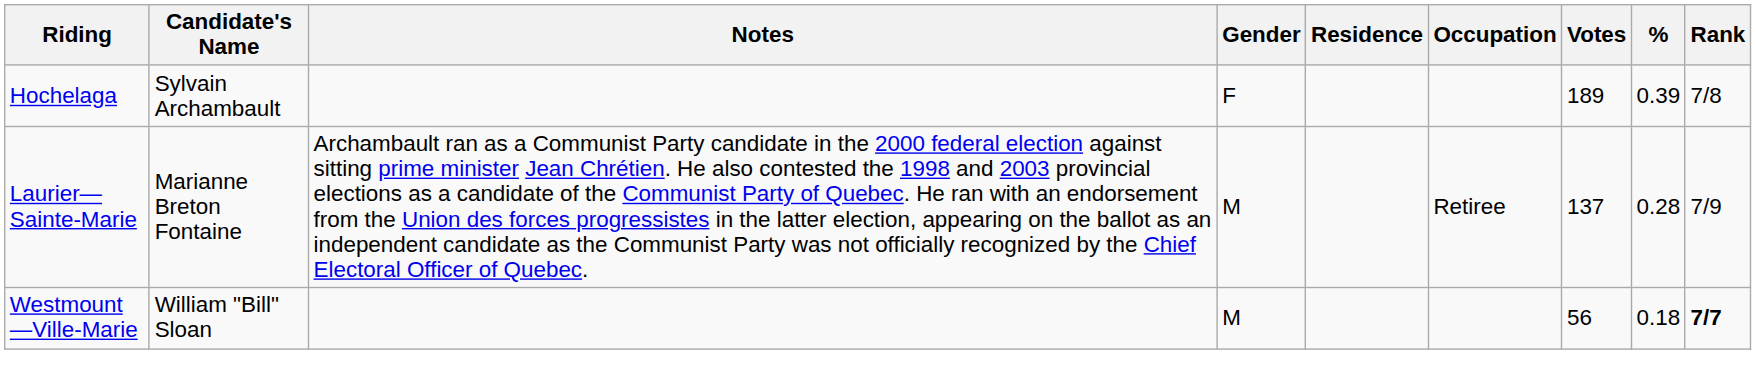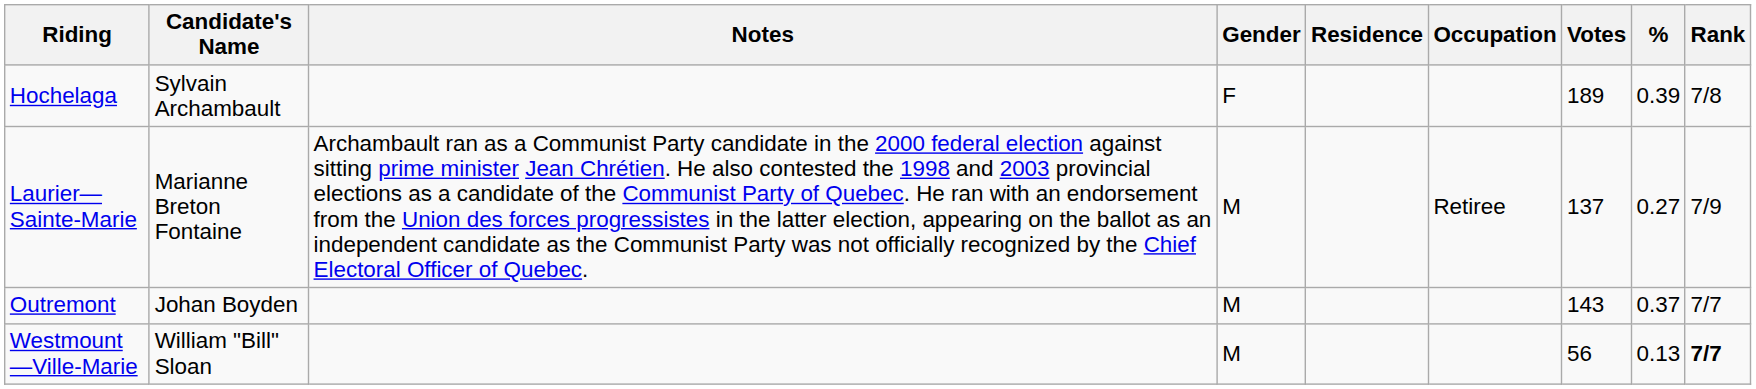(1658, 206) 0.28 -> (1658, 206) 0.27
+ row: (63, 305)
(1658, 317) 0.18 -> (1658, 353) 0.13
